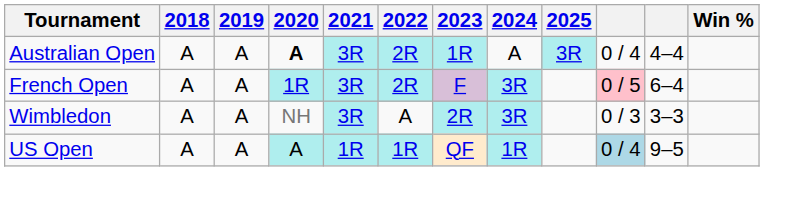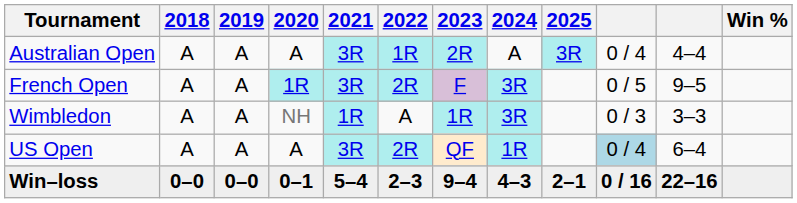(296, 52) bold -> (296, 52) normal
(405, 52) 2R -> (405, 52) 1R
(460, 52) 1R -> (460, 52) 2R
(621, 85) pink background -> (626, 85) no background
(667, 85) 6–4 -> (689, 85) 9–5
(351, 117) 3R -> (351, 117) 1R
(460, 117) 2R -> (460, 117) 1R
(296, 149) paleturquoise background -> (296, 149) no background
(351, 149) 1R -> (351, 149) 3R
(405, 149) 1R -> (405, 149) 2R
(667, 149) 9–5 -> (689, 149) 6–4
+ row: (54, 181)
